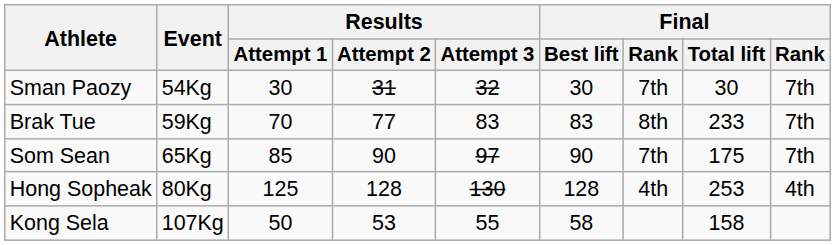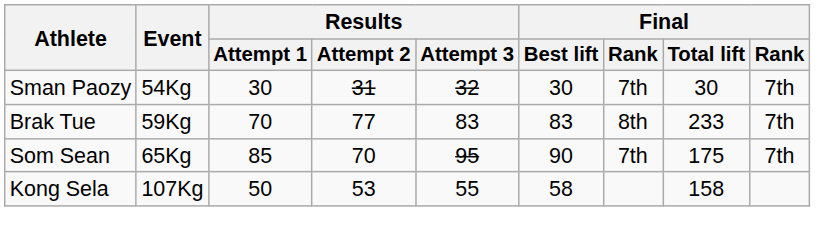(384, 156) 90 -> (364, 156) 70
(487, 156) 97 -> (467, 156) 95
- row: (81, 190)
